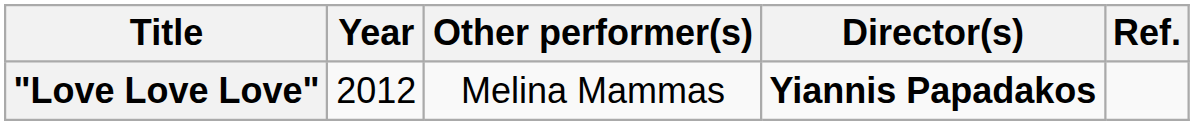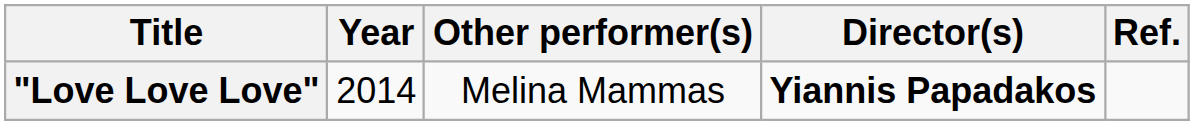(376, 90) 2012 -> (376, 90) 2014
